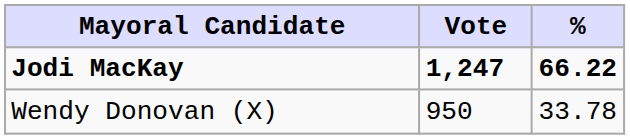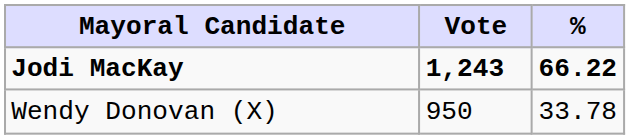(465, 69) 1,247 -> (465, 69) 1,243
